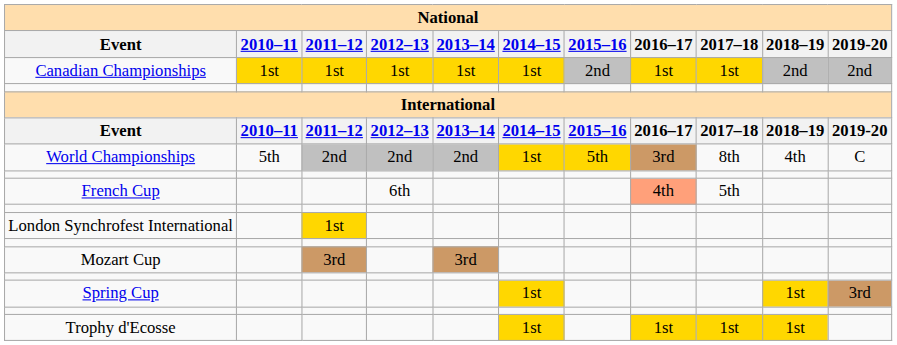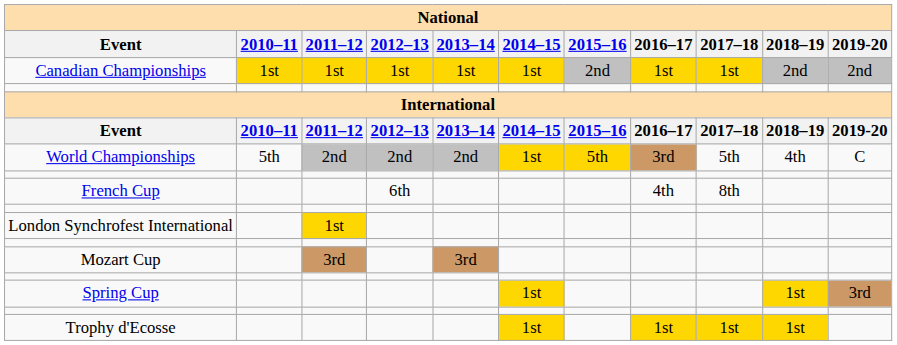(729, 157) 8th -> (729, 157) 5th
(663, 191) lightsalmon background -> (663, 191) no background
(729, 191) 5th -> (729, 191) 8th
